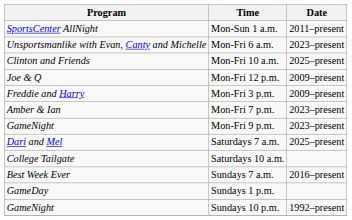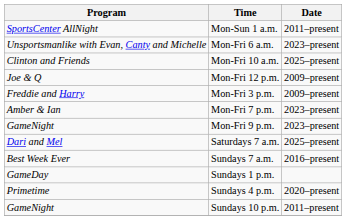- row: (248, 158)
+ row: (243, 191)
(317, 207) 1992–present -> (311, 207) 2011–present
